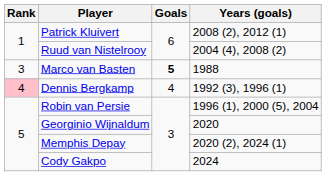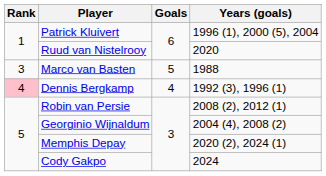(239, 32) 2008 (2), 2012 (1) -> (256, 32) 1996 (1), 2000 (5), 2004
(239, 50) 2004 (4), 2008 (2) -> (206, 50) 2020
(171, 69) bold -> (171, 69) normal
(256, 106) 1996 (1), 2000 (5), 2004 -> (239, 106) 2008 (2), 2012 (1)
(206, 124) 2020 -> (239, 124) 2004 (4), 2008 (2)
